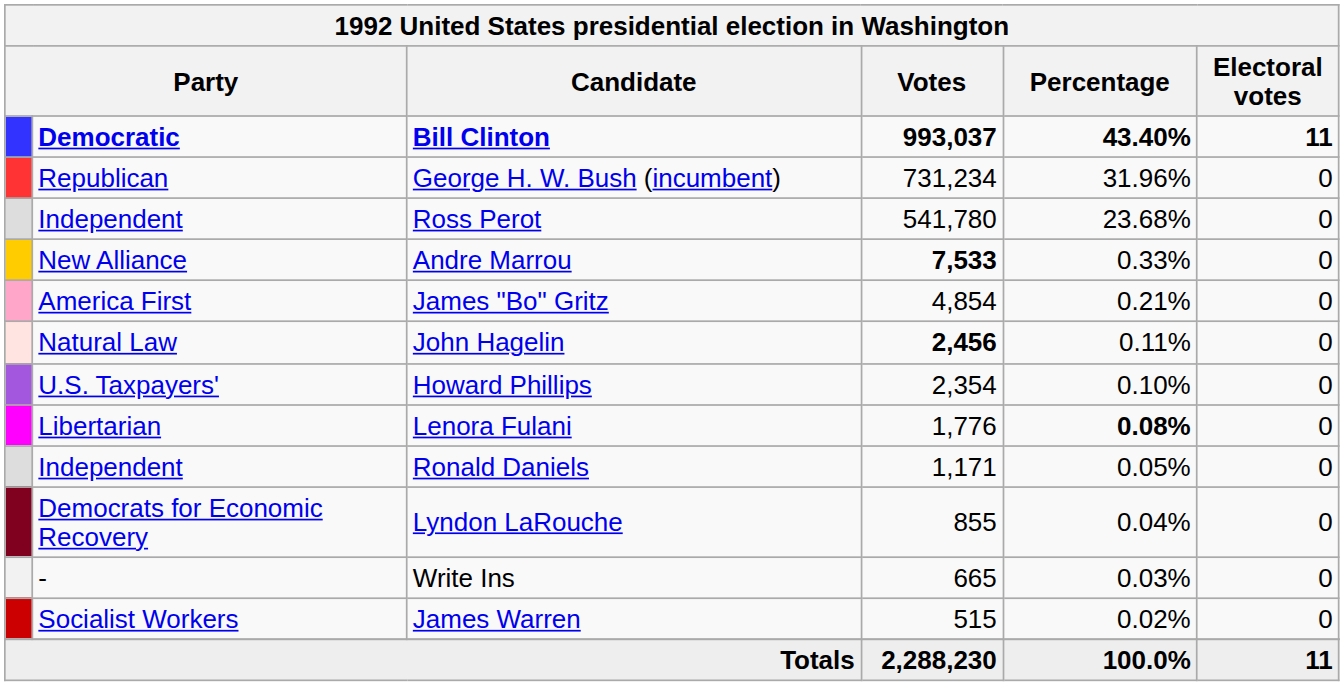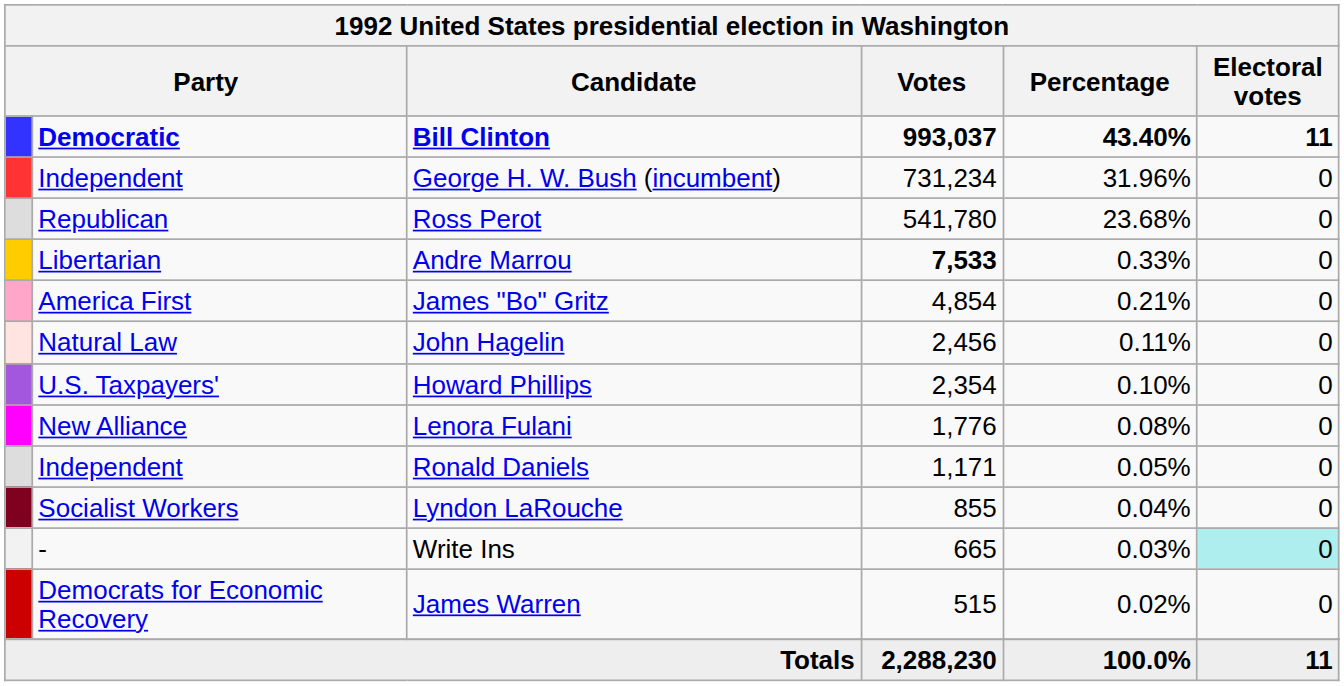(103, 178) Republican -> (111, 178) Independent
(111, 219) Independent -> (103, 219) Republican
(113, 260) New Alliance -> (100, 260) Libertarian
(964, 343) bold -> (964, 343) normal
(100, 425) Libertarian -> (113, 425) New Alliance
(1154, 425) bold -> (1154, 425) normal
(181, 522) Democrats for Economic Recovery -> (138, 507) Socialist Workers
(1326, 578) no background -> (1326, 548) paleturquoise background
(138, 619) Socialist Workers -> (181, 604) Democrats for Economic Recovery
